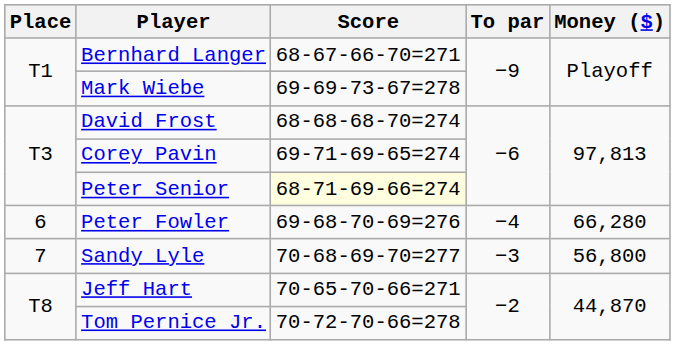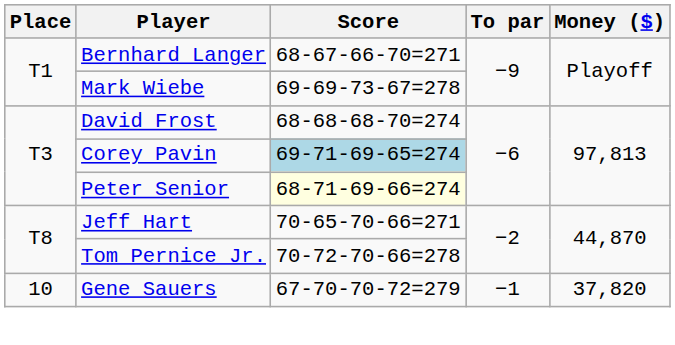(368, 155) no background -> (368, 155) lightblue background
- row: (155, 222)
- row: (143, 256)
+ row: (149, 289)
